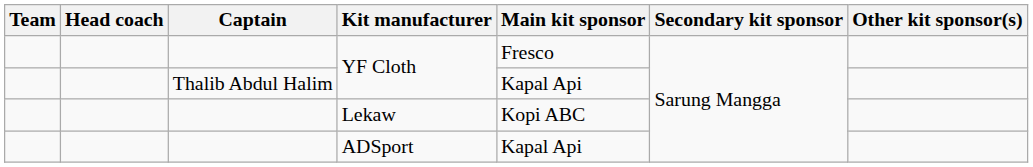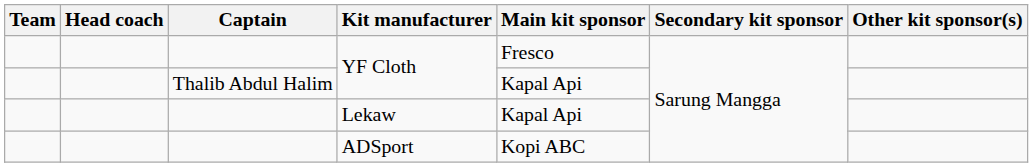(543, 114) Kopi ABC -> (541, 114) Kapal Api
(541, 146) Kapal Api -> (543, 146) Kopi ABC
